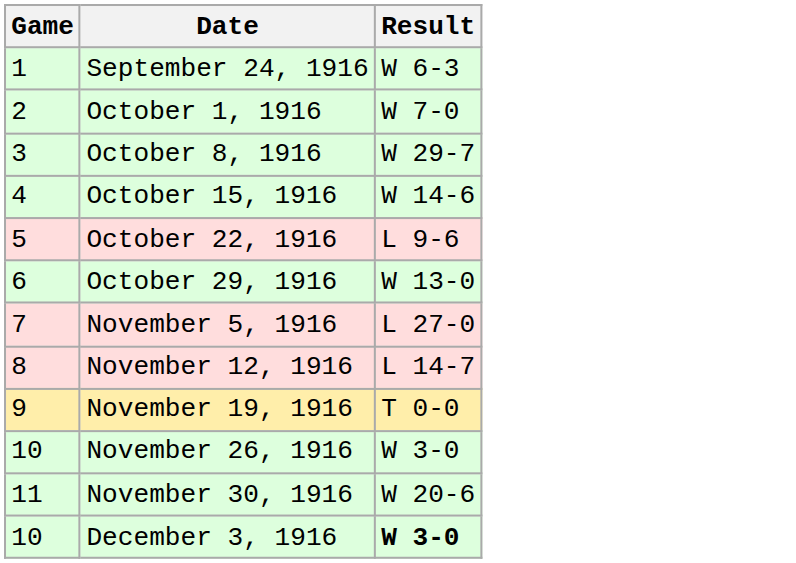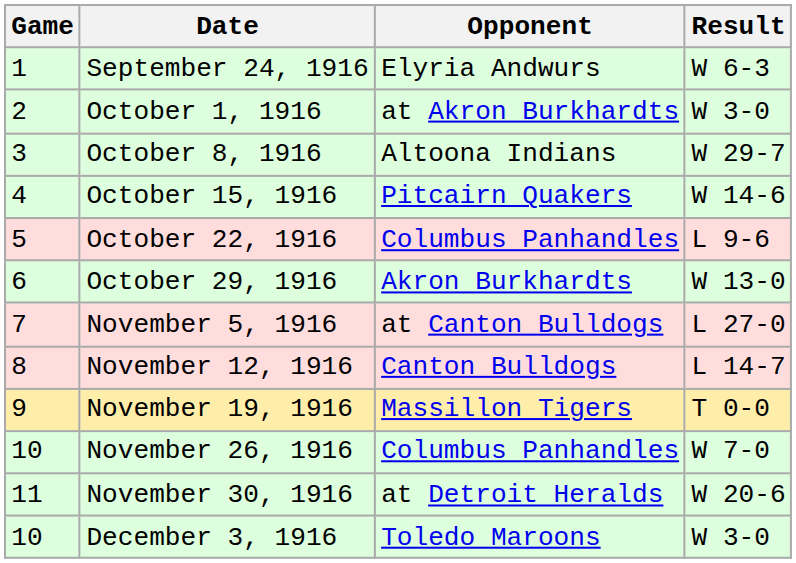+ column: (530, 26)
(420, 111) W 7-0 -> (731, 111) W 3-0
(420, 452) W 3-0 -> (731, 452) W 7-0
(420, 537) bold -> (731, 537) normal
